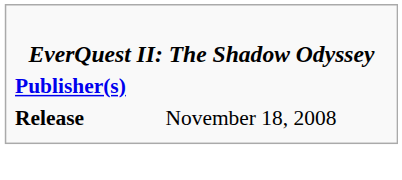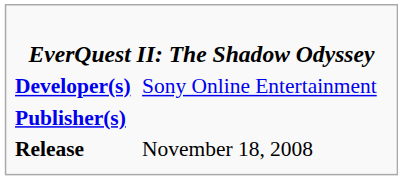+ row: (73, 86)
